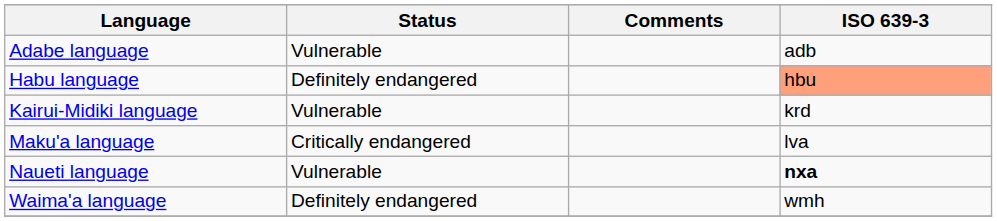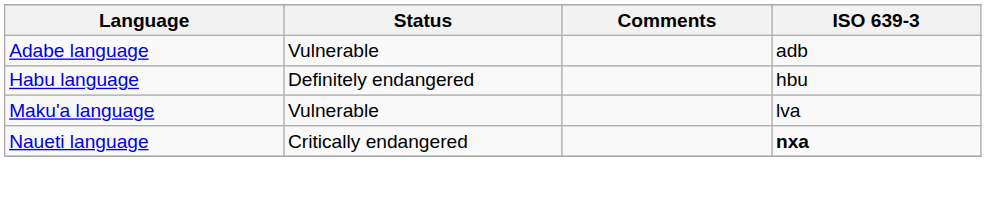(800, 81) lightsalmon background -> (792, 81) no background
- row: (103, 111)
(381, 141) Critically endangered -> (333, 111) Vulnerable
(336, 171) Vulnerable -> (378, 141) Critically endangered
- row: (88, 202)
